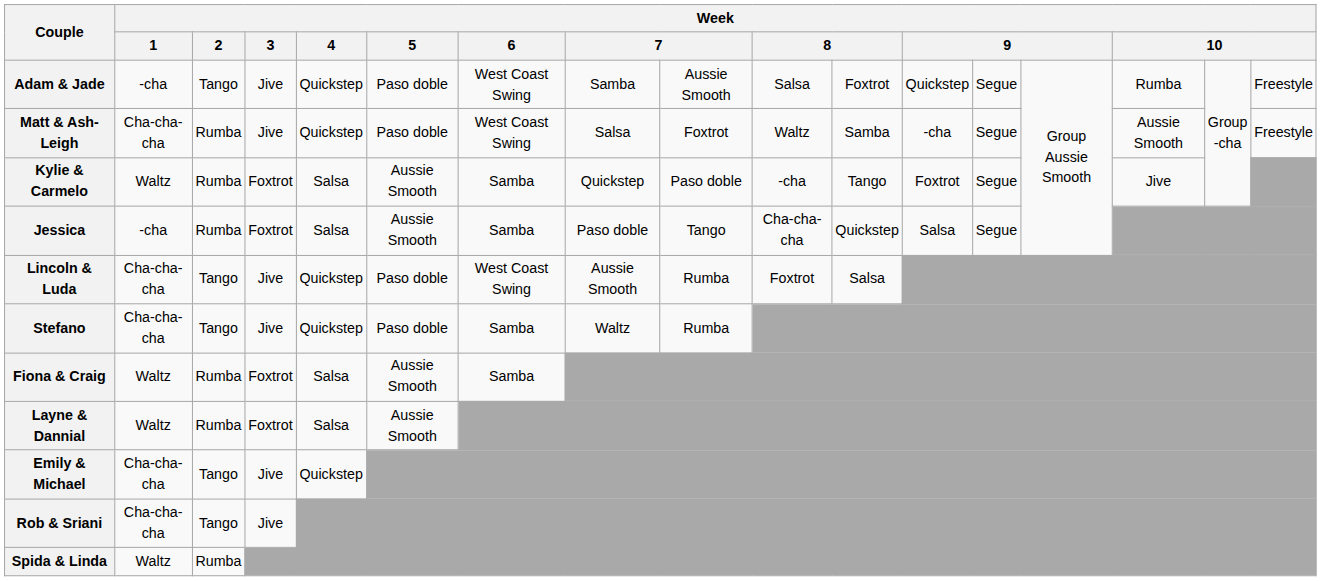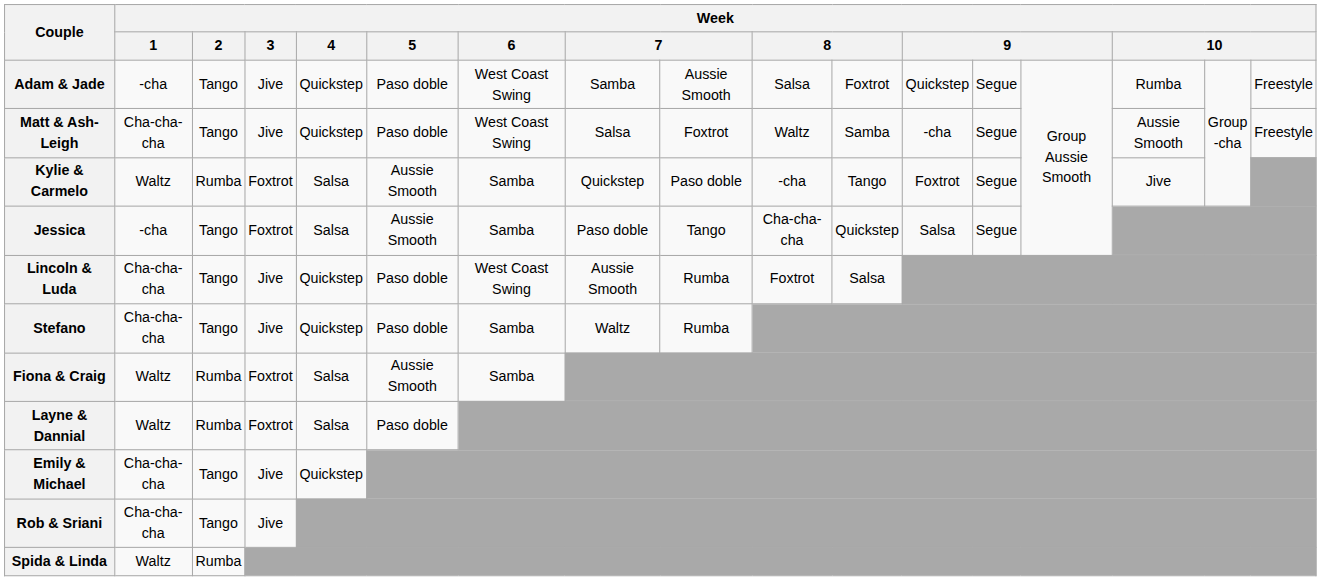(218, 132) Rumba -> (218, 132) Tango
(218, 230) Rumba -> (218, 230) Tango
(412, 425) Aussie Smooth -> (412, 425) Paso doble
